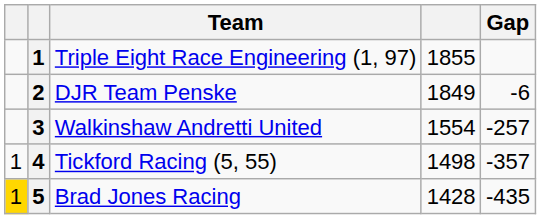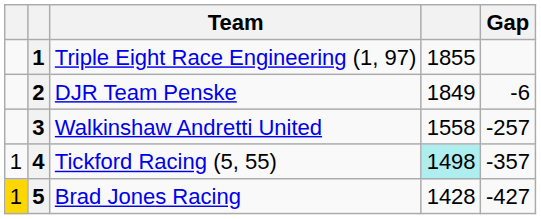(451, 127) 1554 -> (451, 127) 1558
(451, 162) no background -> (451, 162) paleturquoise background
(508, 197) -435 -> (508, 197) -427
